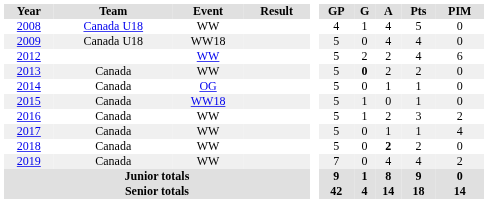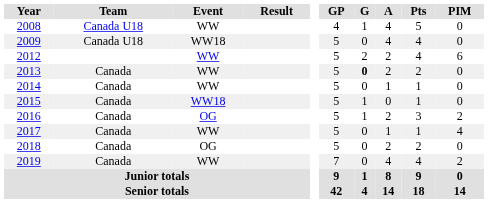(208, 86) OG -> (208, 86) WW
(208, 116) WW -> (208, 116) OG
(208, 146) WW -> (208, 146) OG
(388, 146) bold -> (388, 146) normal
